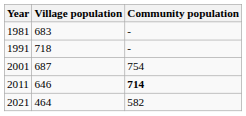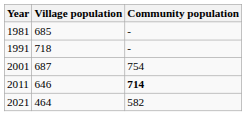(43, 31) 683 -> (43, 31) 685
